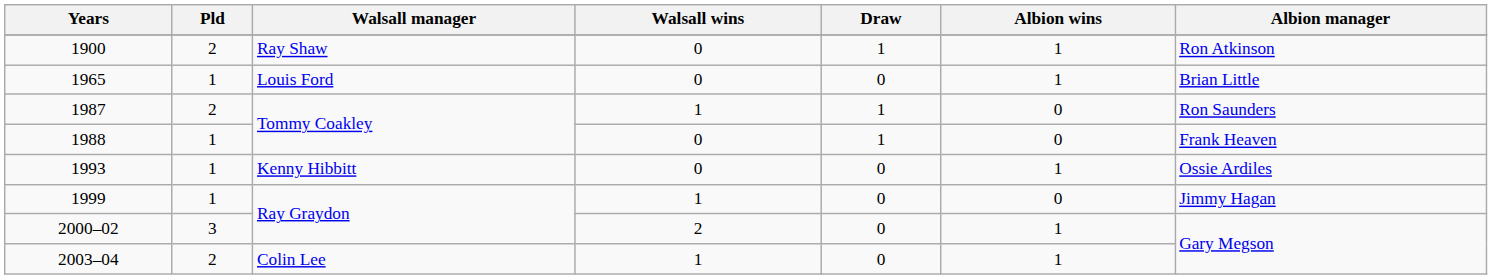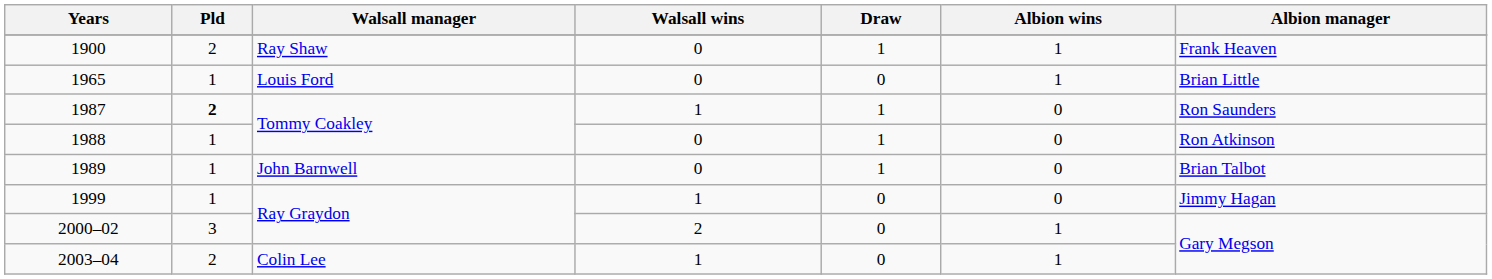(1227, 49) Ron Atkinson -> (1228, 49) Frank Heaven
(212, 109) normal -> (212, 109) bold
(1228, 139) Frank Heaven -> (1227, 139) Ron Atkinson
+ row: (88, 169)
- row: (88, 169)
